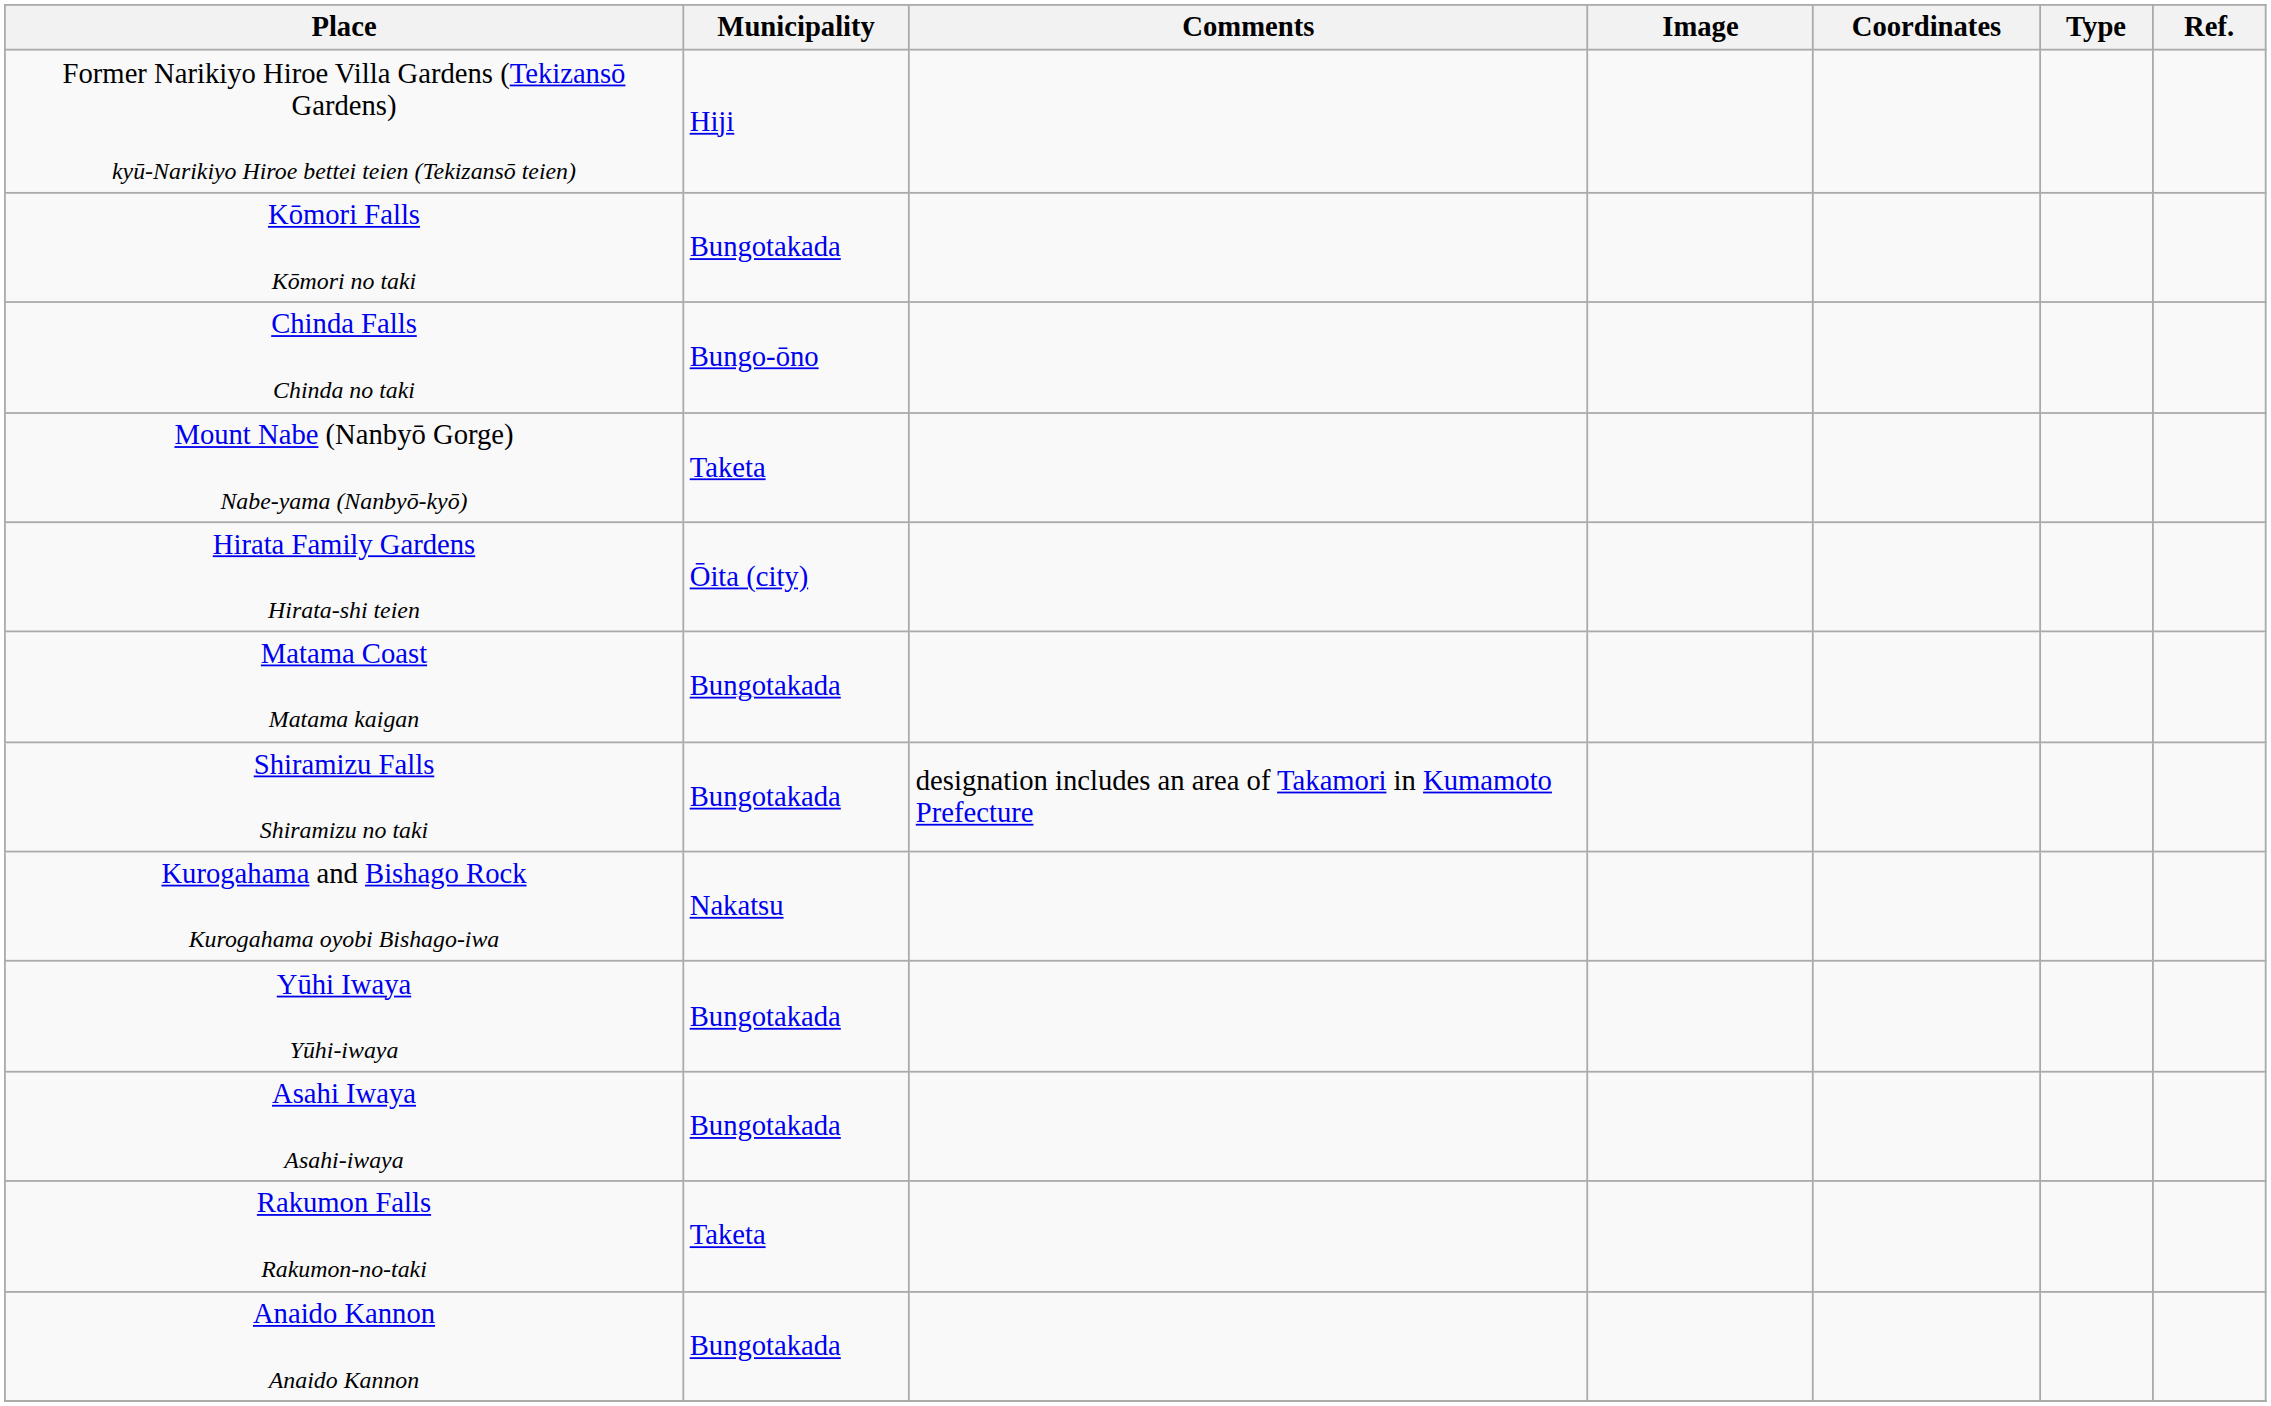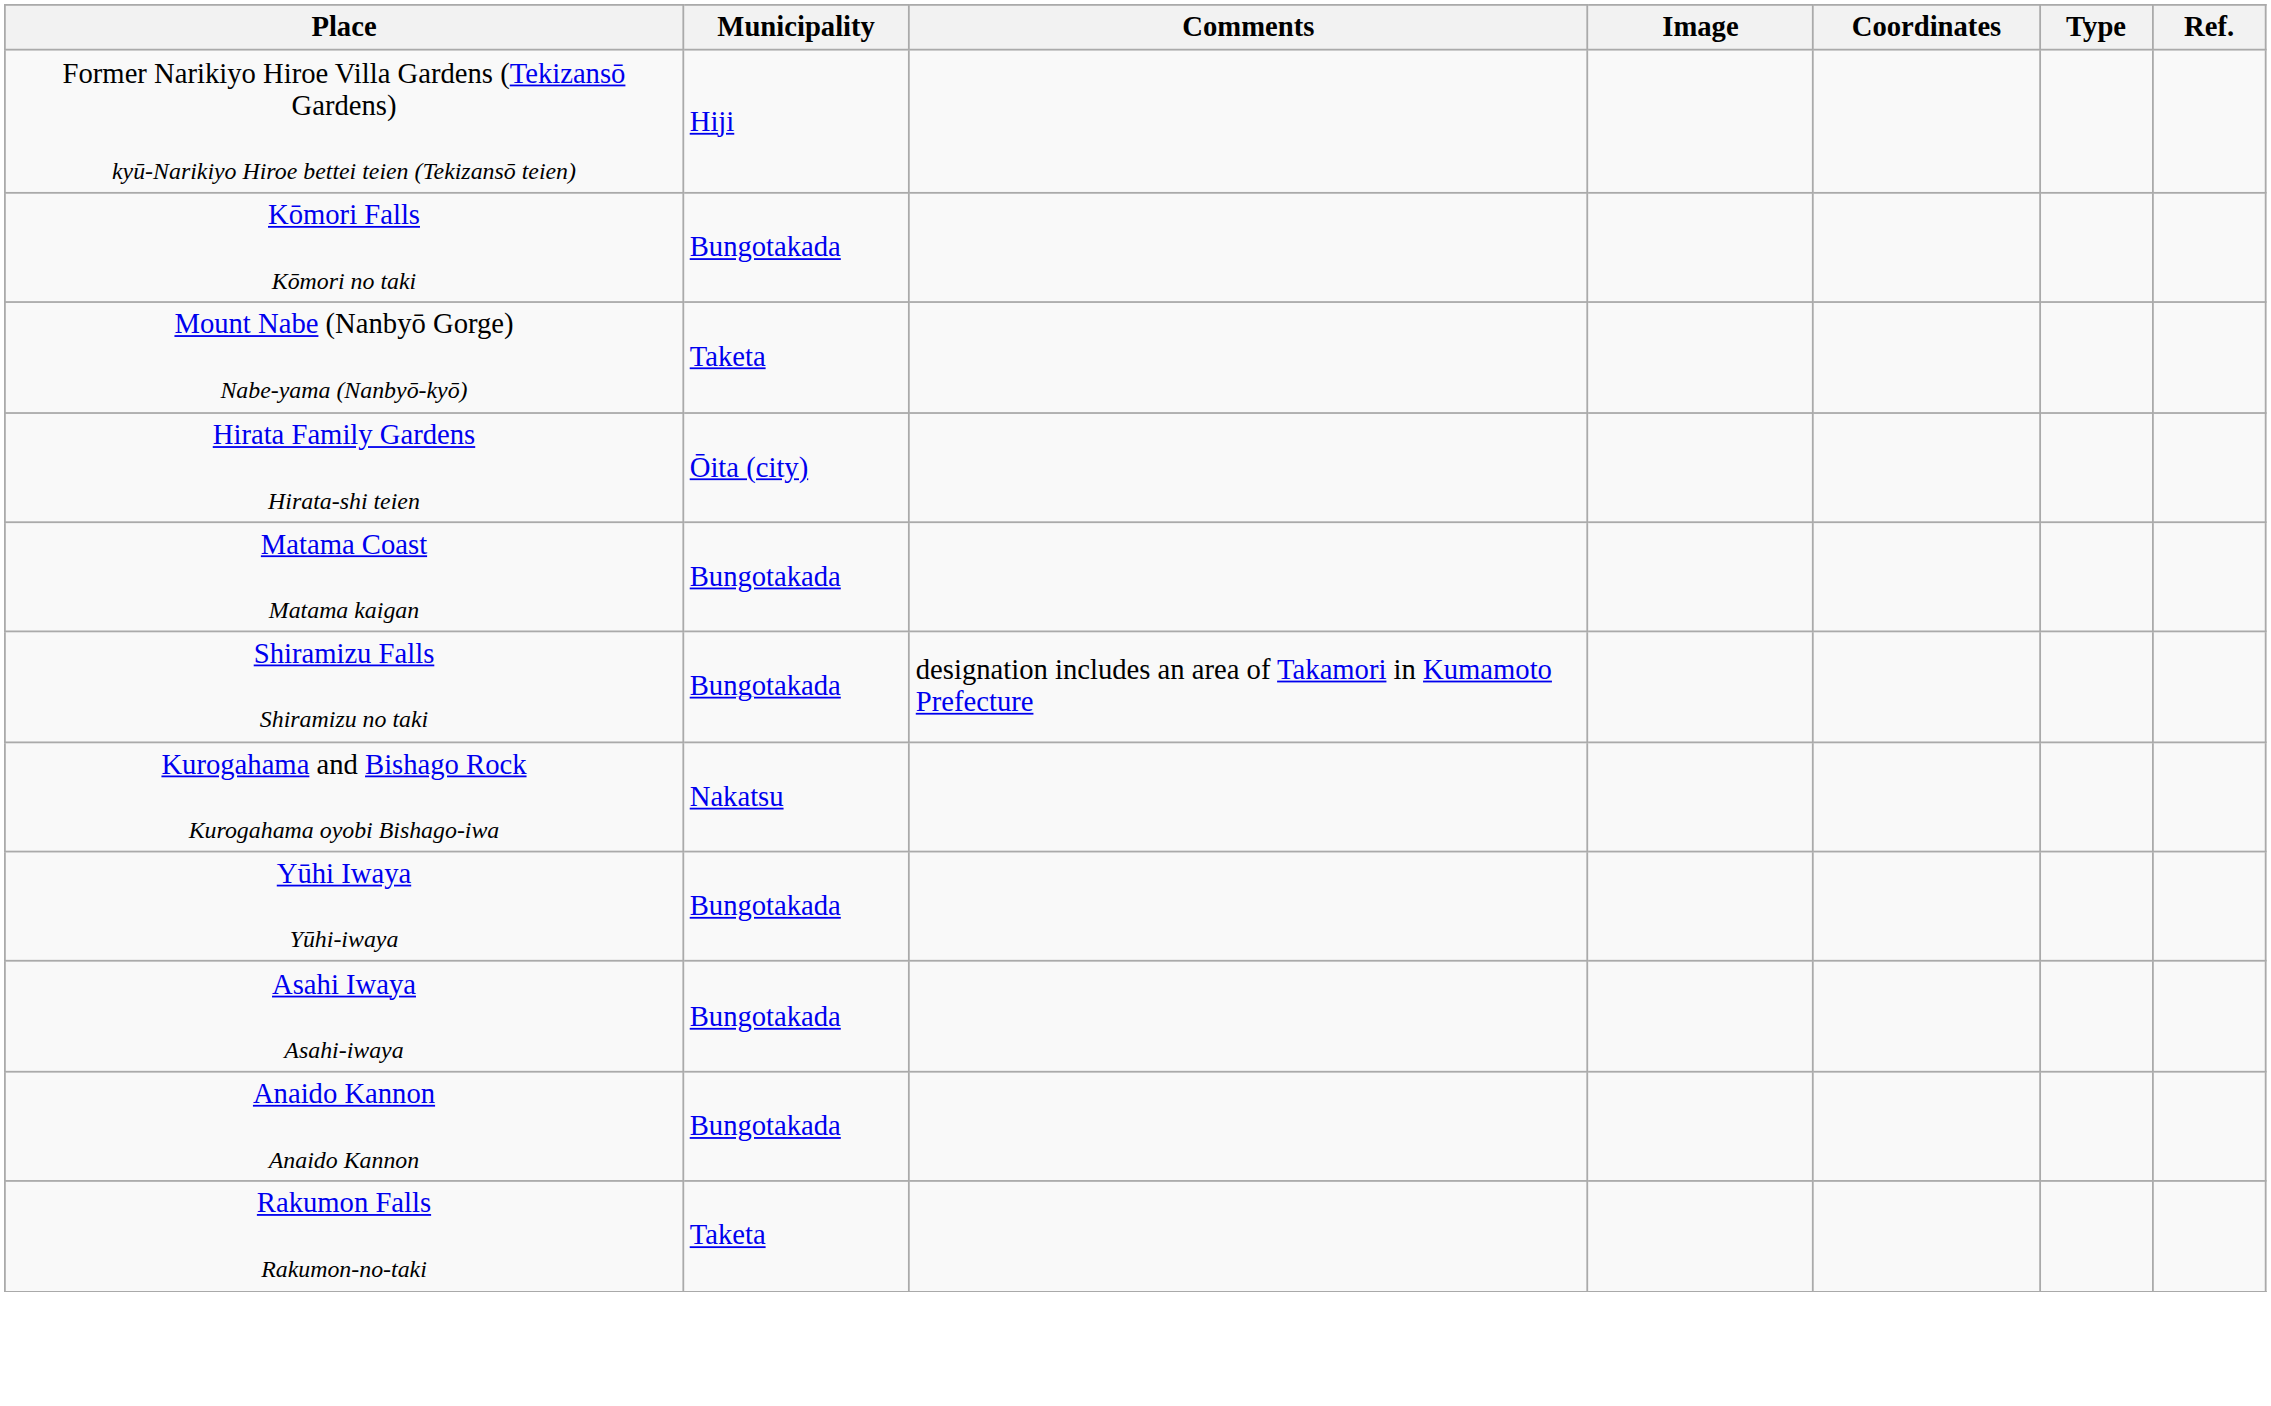- row: (344, 356)
rows swapped: (344, 1235) <-> (344, 1345)
